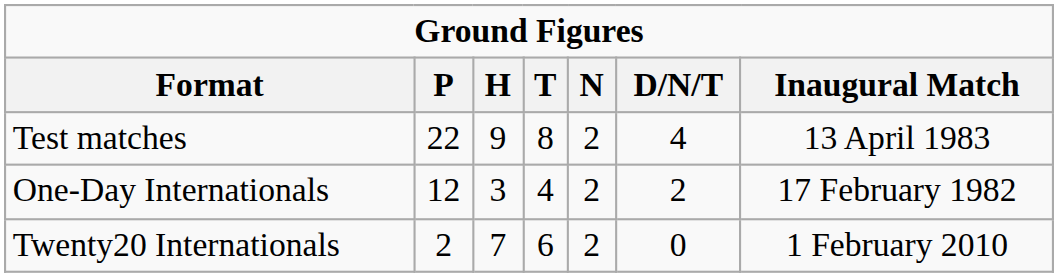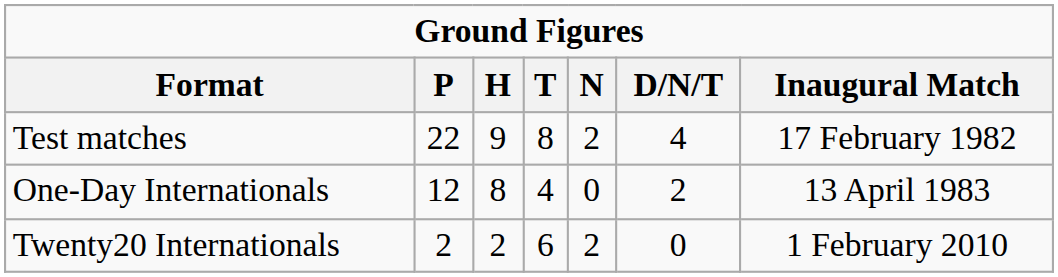(897, 137) 13 April 1983 -> (897, 137) 17 February 1982
(498, 191) 3 -> (498, 191) 8
(592, 191) 2 -> (592, 191) 0
(897, 191) 17 February 1982 -> (897, 191) 13 April 1983
(498, 244) 7 -> (498, 244) 2
